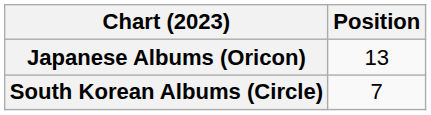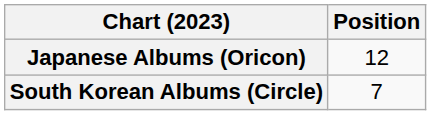(377, 57) 13 -> (377, 57) 12
